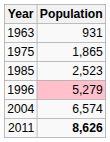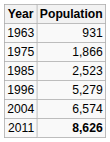(87, 52) 1,865 -> (87, 52) 1,866
(87, 90) pink background -> (87, 90) no background
